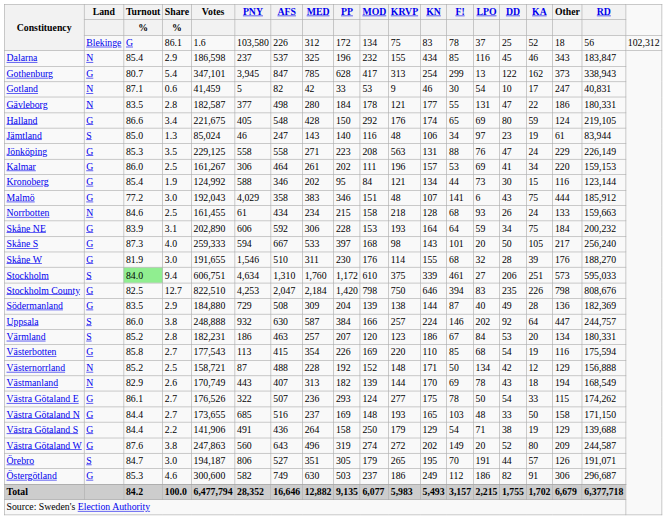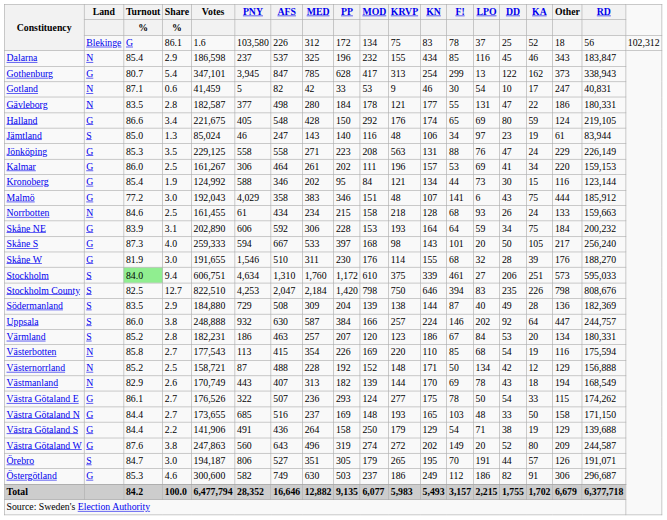(90, 290) G -> (89, 290) S
(90, 306) G -> (89, 306) S
(90, 352) G -> (90, 352) N
